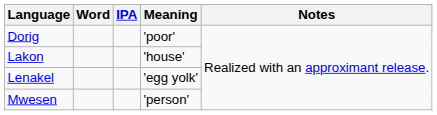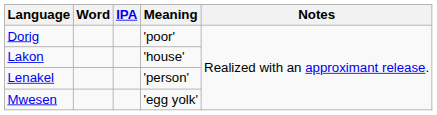(171, 78) 'egg yolk' -> (166, 78) 'person'
(166, 99) 'person' -> (171, 99) 'egg yolk'
